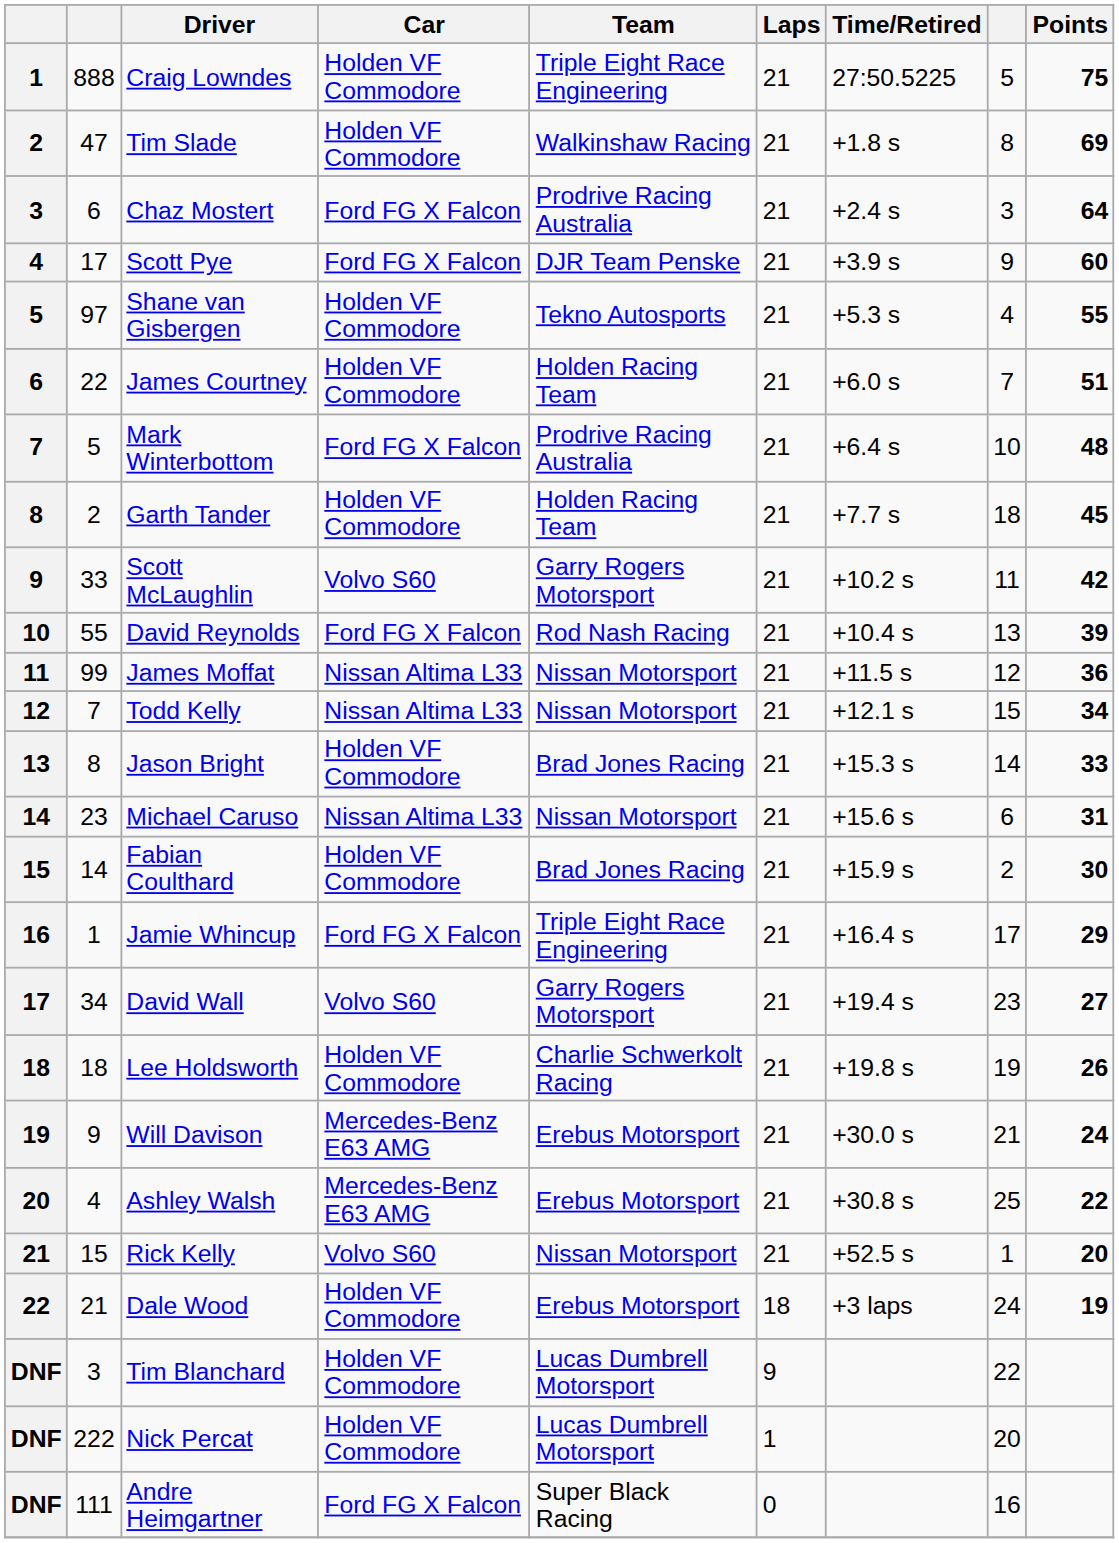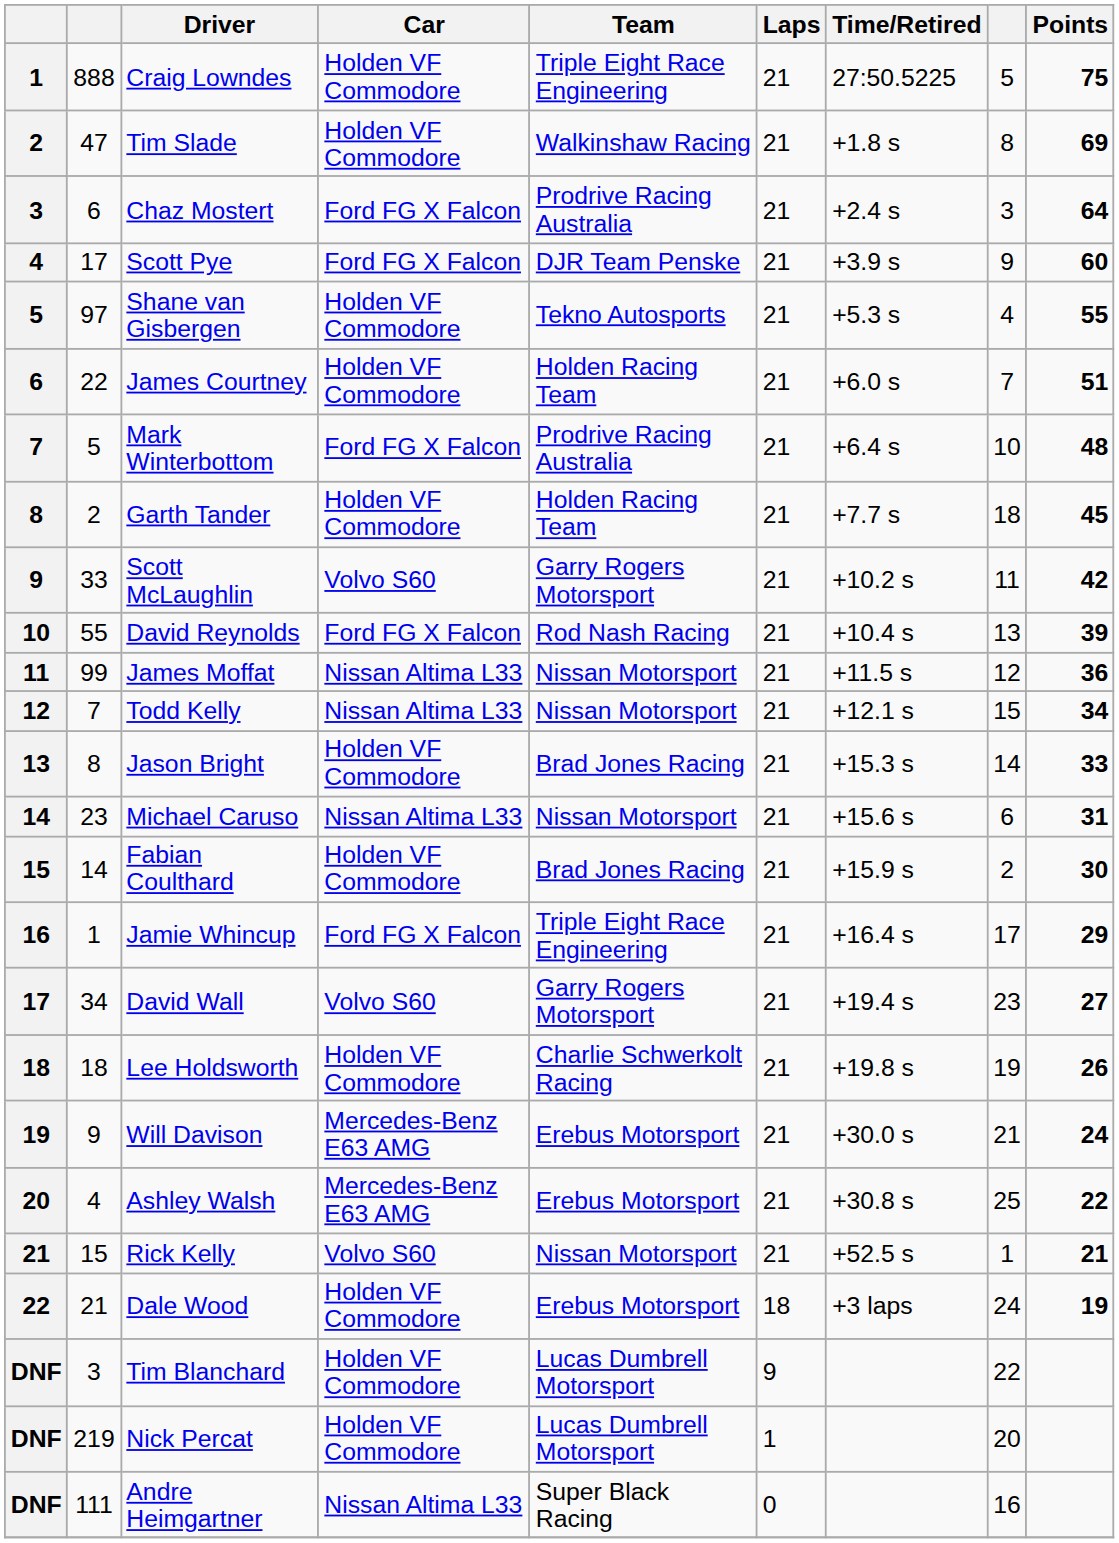(1094, 1253) 20 -> (1094, 1253) 21
(94, 1438) 222 -> (94, 1438) 219
(423, 1504) Ford FG X Falcon -> (423, 1504) Nissan Altima L33
